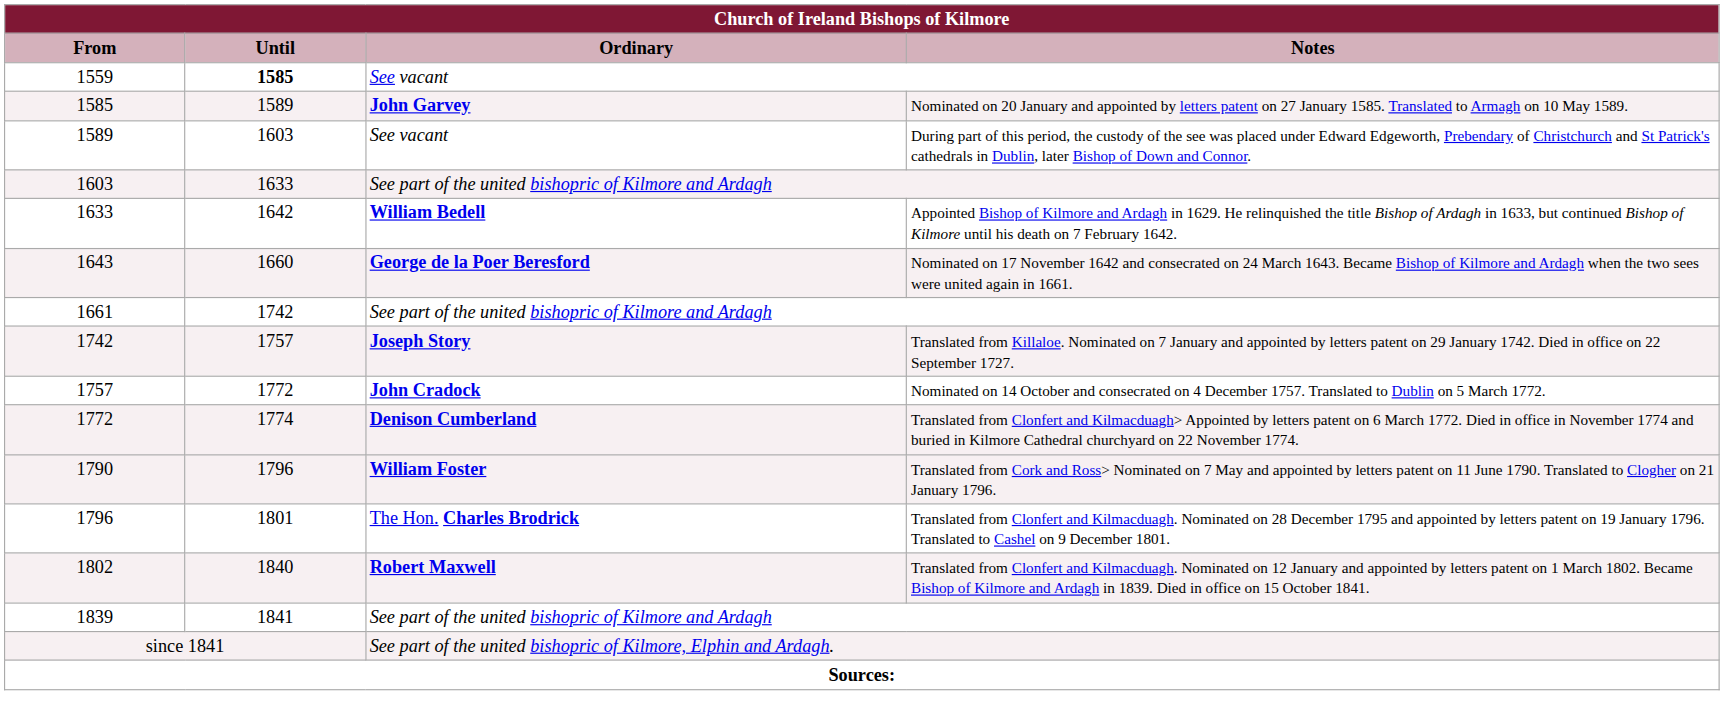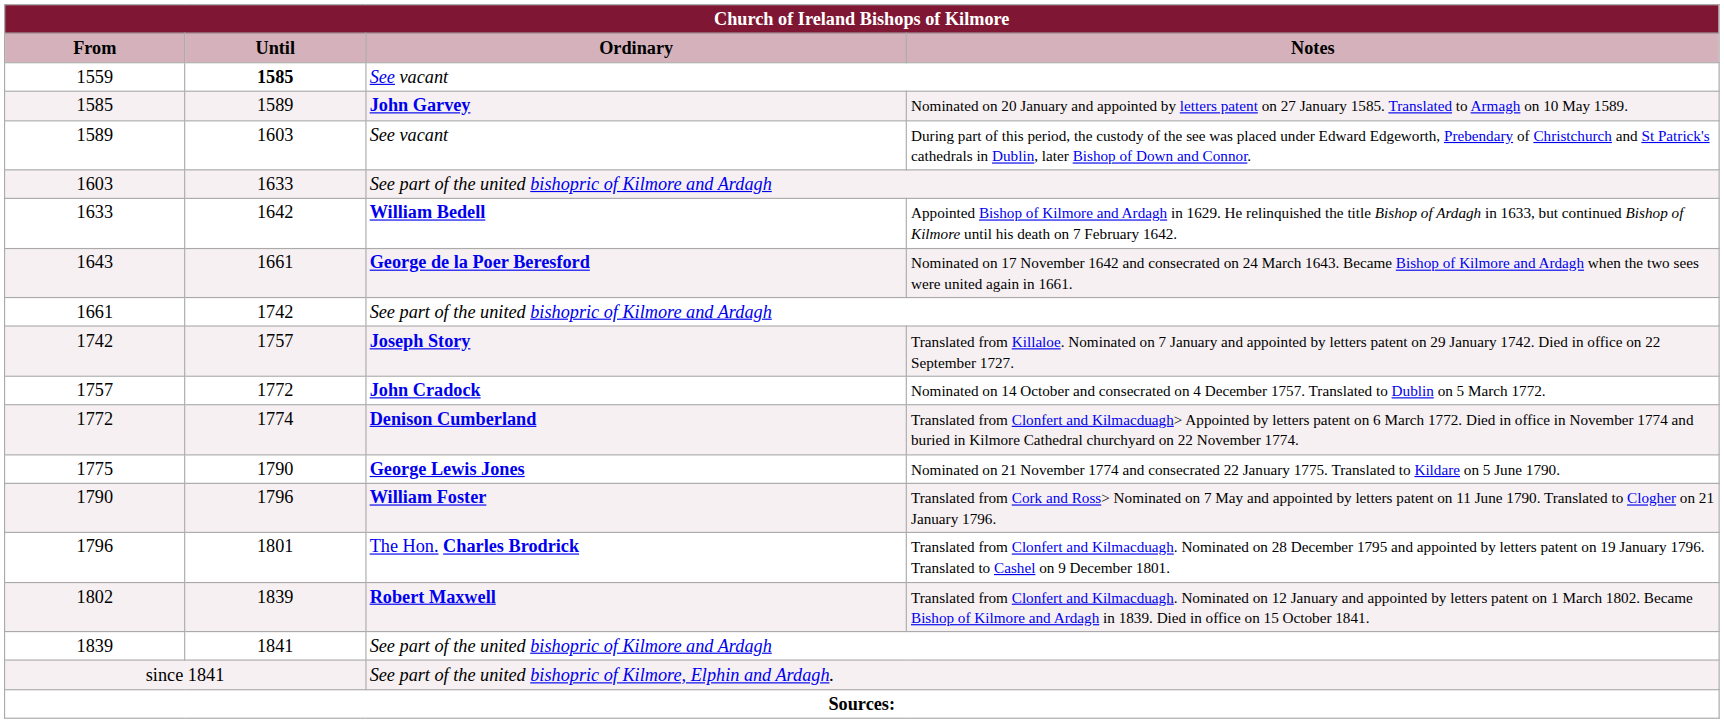(275, 262) 1660 -> (275, 262) 1661
+ row: (95, 468)
(275, 567) 1840 -> (275, 596) 1839
